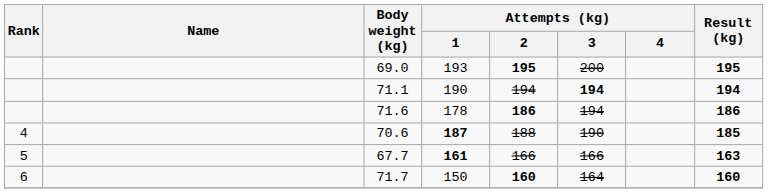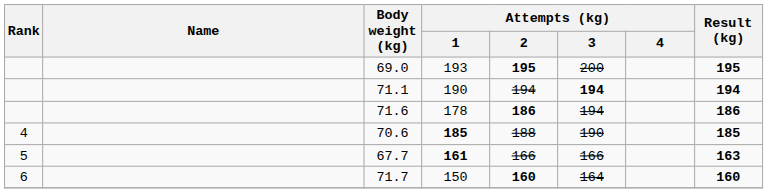(456, 134) 187 -> (456, 134) 185
